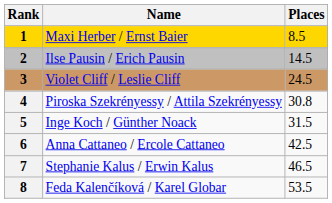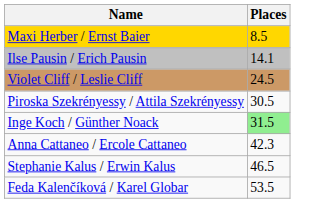- column: (23, 15)
(300, 58) 14.5 -> (262, 58) 14.1
(300, 101) 30.8 -> (262, 101) 30.5
(300, 123) no background -> (262, 123) lightgreen background
(300, 144) 42.5 -> (262, 144) 42.3
